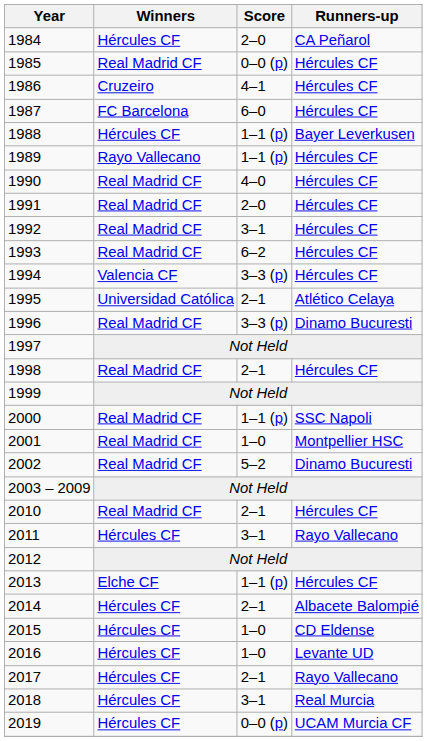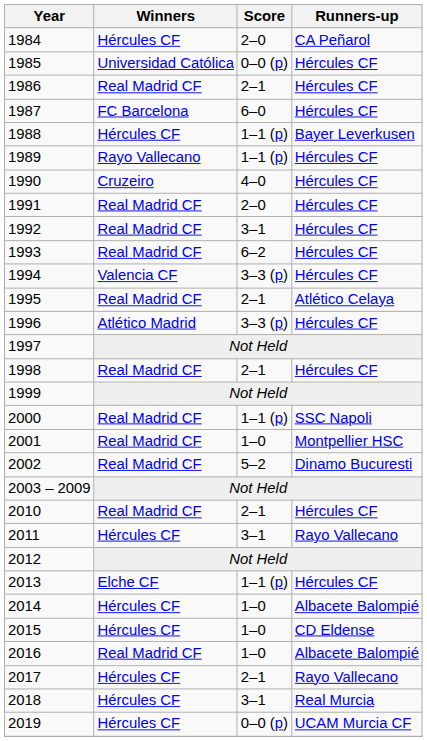(150, 63) Real Madrid CF -> (166, 63) Universidad Católica
(126, 87) Cruzeiro -> (150, 87) Real Madrid CF
(253, 87) 4–1 -> (253, 87) 2–1
(150, 181) Real Madrid CF -> (126, 181) Cruzeiro
(166, 299) Universidad Católica -> (150, 299) Real Madrid CF
(150, 323) Real Madrid CF -> (147, 323) Atlético Madrid
(354, 323) Dinamo Bucuresti -> (336, 323) Hércules CF
(253, 606) 2–1 -> (253, 606) 1–0
(139, 653) Hércules CF -> (150, 653) Real Madrid CF
(334, 653) Levante UD -> (357, 653) Albacete Balompié
